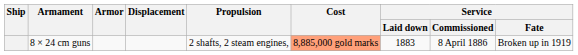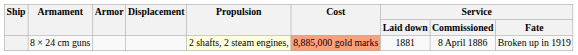(239, 43) no background -> (239, 43) lightyellow background
(405, 43) 1883 -> (405, 43) 1881
